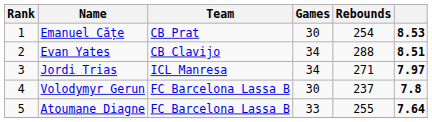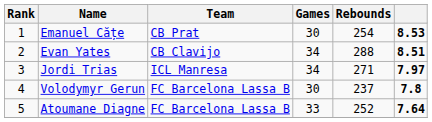(364, 108) 255 -> (364, 108) 252
